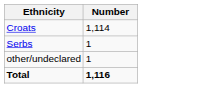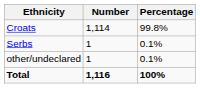+ column: (167, 12)
